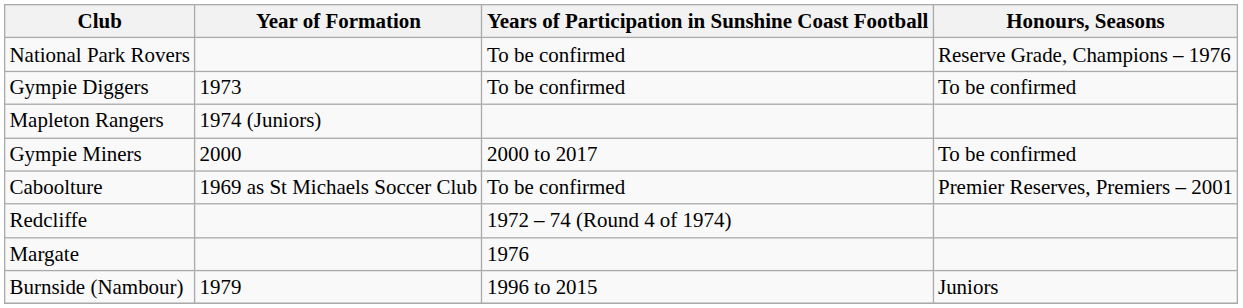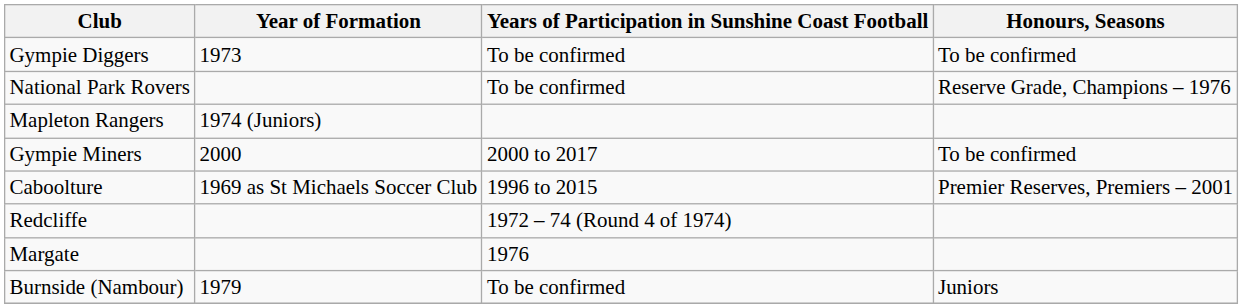rows swapped: (100, 54) <-> (79, 87)
(556, 187) To be confirmed -> (542, 187) 1996 to 2015
(542, 287) 1996 to 2015 -> (556, 287) To be confirmed
